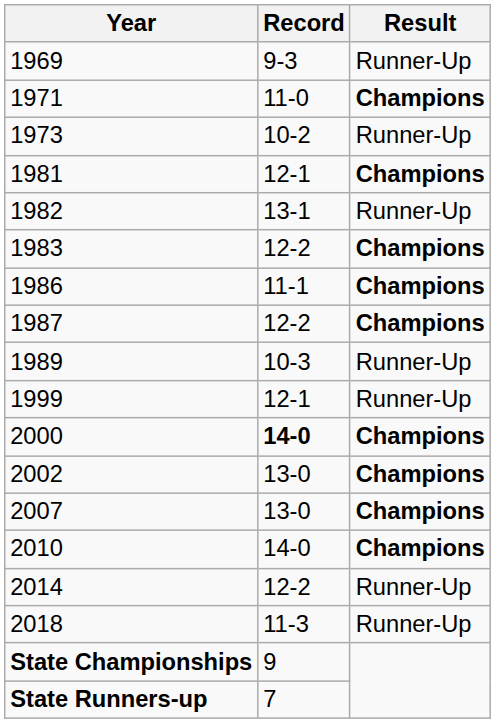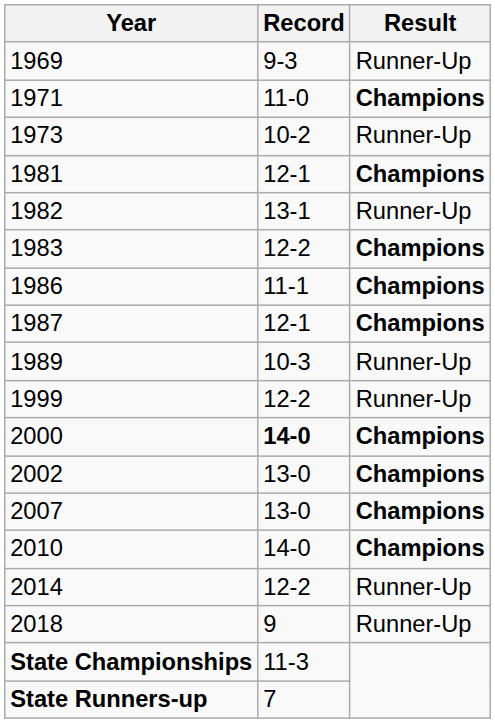(287, 323) 12-2 -> (287, 323) 12-1
(287, 398) 12-1 -> (287, 398) 12-2
(286, 624) 11-3 -> (270, 624) 9
(270, 661) 9 -> (286, 661) 11-3
